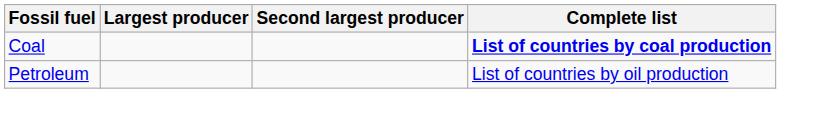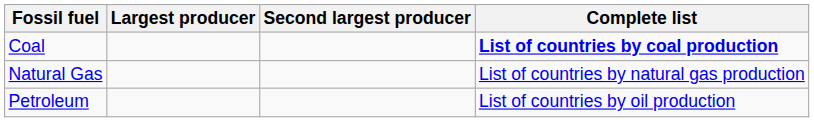+ row: (56, 74)
